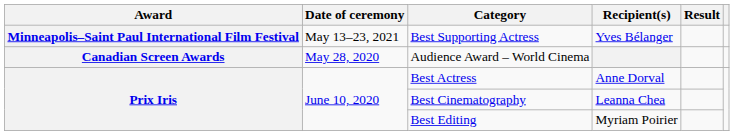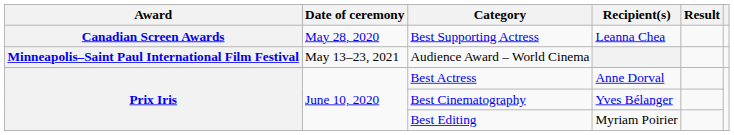(153, 36) Minneapolis–Saint Paul International Film Festival -> (153, 36) Canadian Screen Awards
(352, 36) May 13–23, 2021 -> (342, 36) May 28, 2020
(634, 36) Yves Bélanger -> (630, 36) Leanna Chea
(153, 57) Canadian Screen Awards -> (153, 57) Minneapolis–Saint Paul International Film Festival
(342, 57) May 28, 2020 -> (352, 57) May 13–23, 2021
(630, 99) Leanna Chea -> (634, 99) Yves Bélanger
